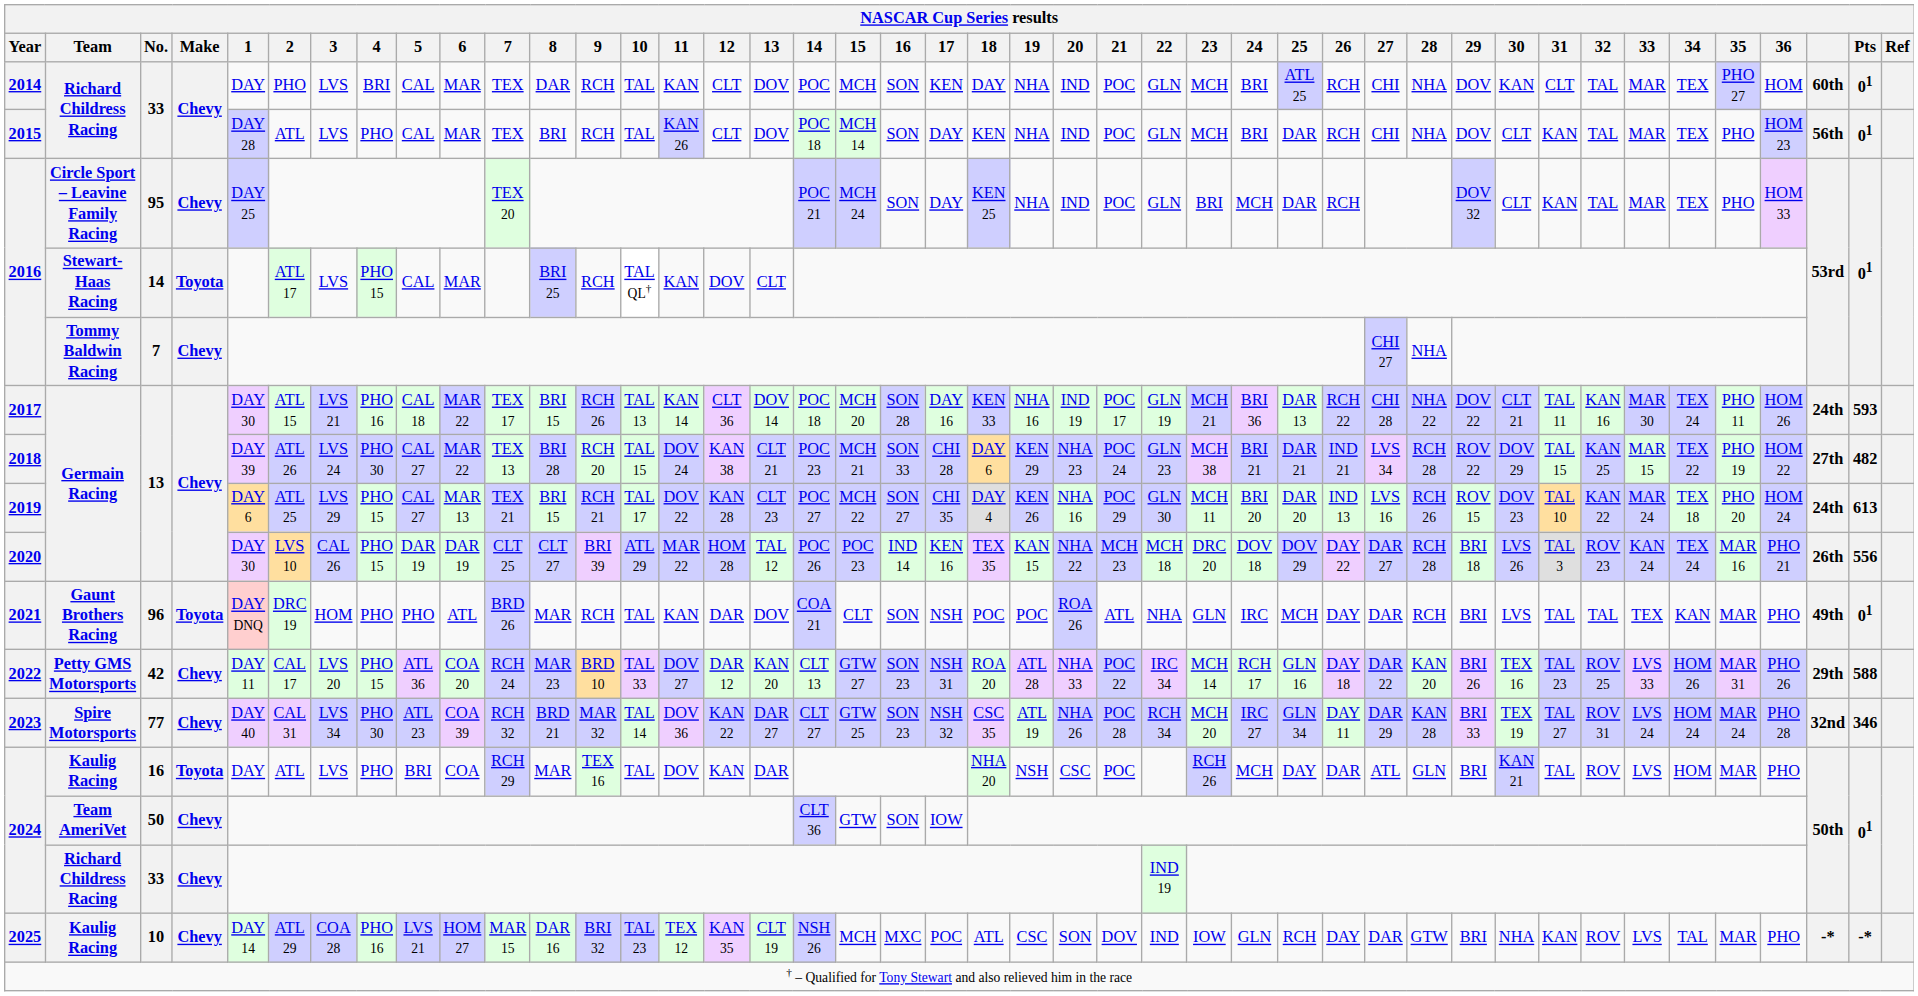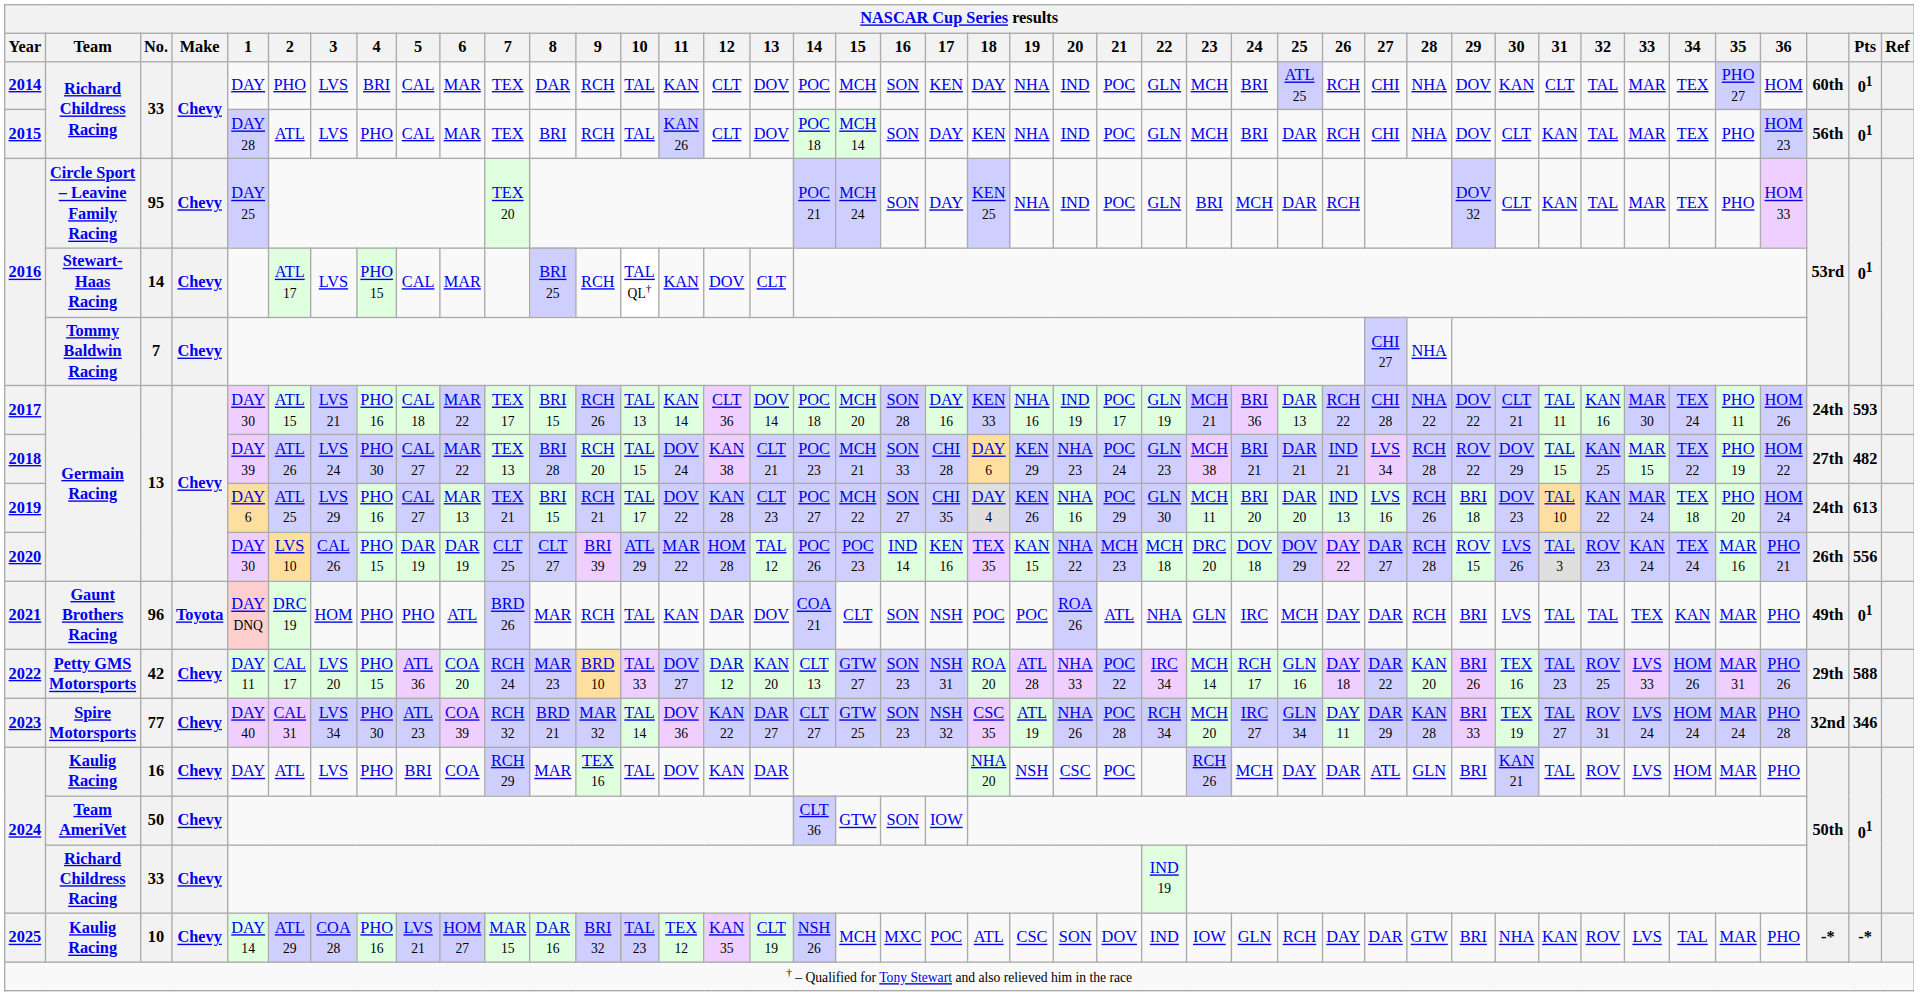(200, 282) Toyota -> (200, 282) Chevy
(377, 506) PHO 15 -> (377, 506) PHO 16
(1473, 506) ROV 15 -> (1473, 506) BRI 18
(1473, 555) BRI 18 -> (1473, 555) ROV 15
(200, 771) Toyota -> (200, 771) Chevy
